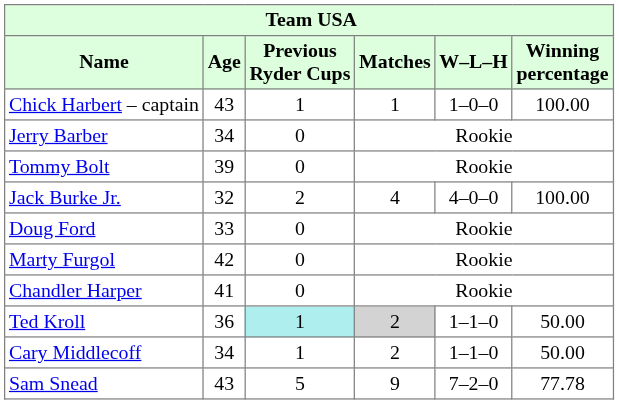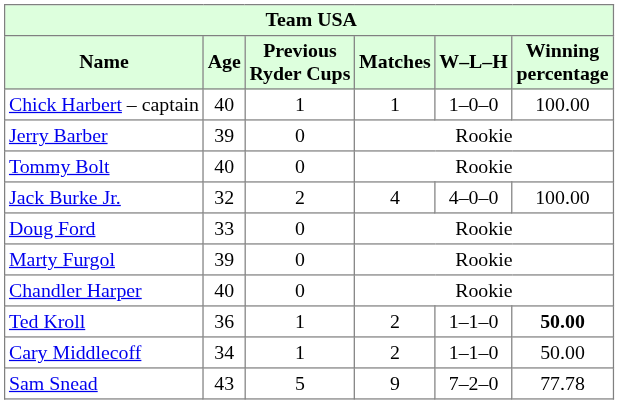(224, 104) 43 -> (224, 104) 40
(224, 135) 34 -> (224, 135) 39
(224, 166) 39 -> (224, 166) 40
(224, 259) 42 -> (224, 259) 39
(224, 290) 41 -> (224, 290) 40
(300, 321) paleturquoise background -> (300, 321) no background
(395, 321) lightgrey background -> (395, 321) no background
(562, 321) normal -> (562, 321) bold
